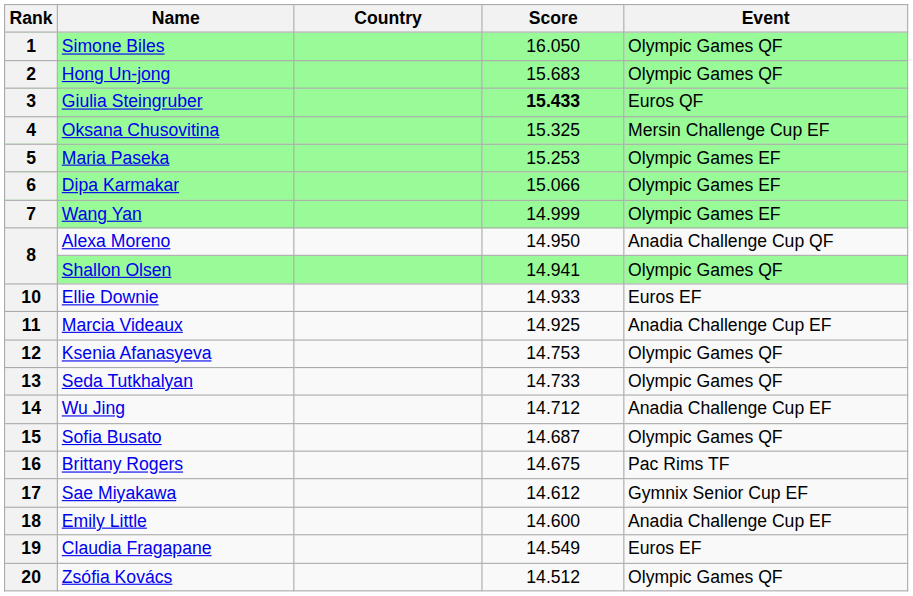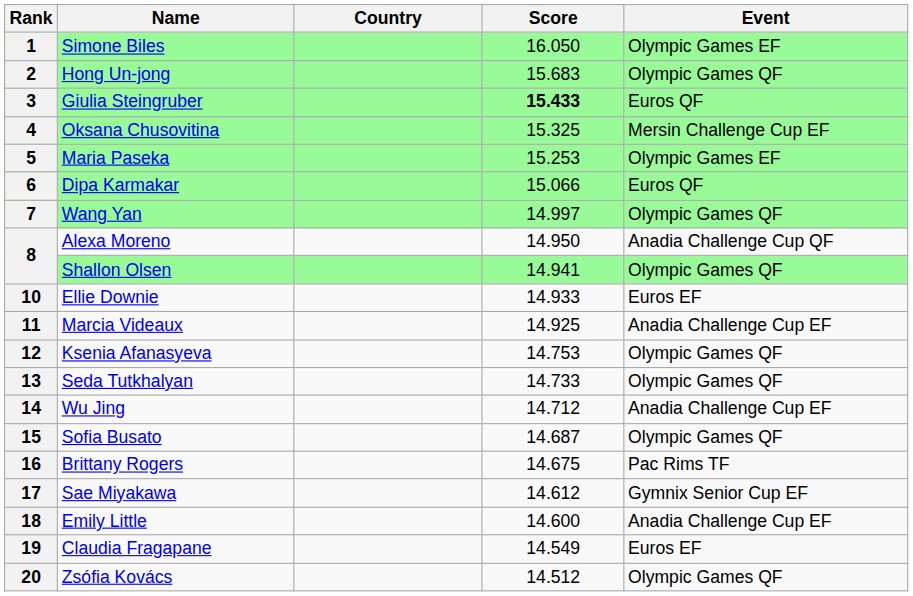(705, 46) Olympic Games QF -> (704, 46) Olympic Games EF
(704, 185) Olympic Games EF -> (666, 185) Euros QF
(553, 213) 14.999 -> (553, 213) 14.997
(704, 213) Olympic Games EF -> (705, 213) Olympic Games QF
